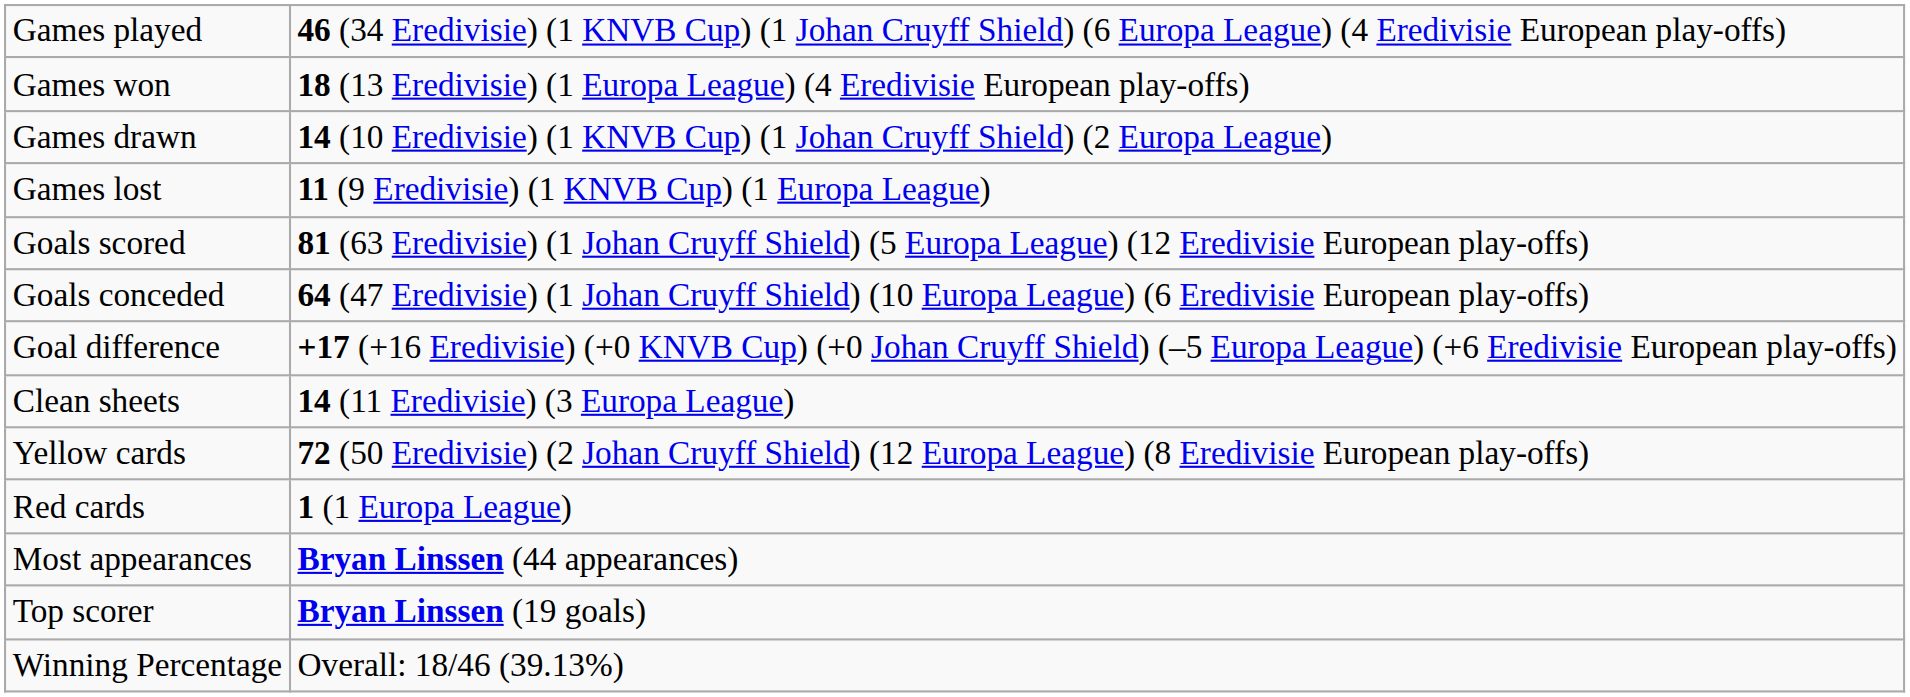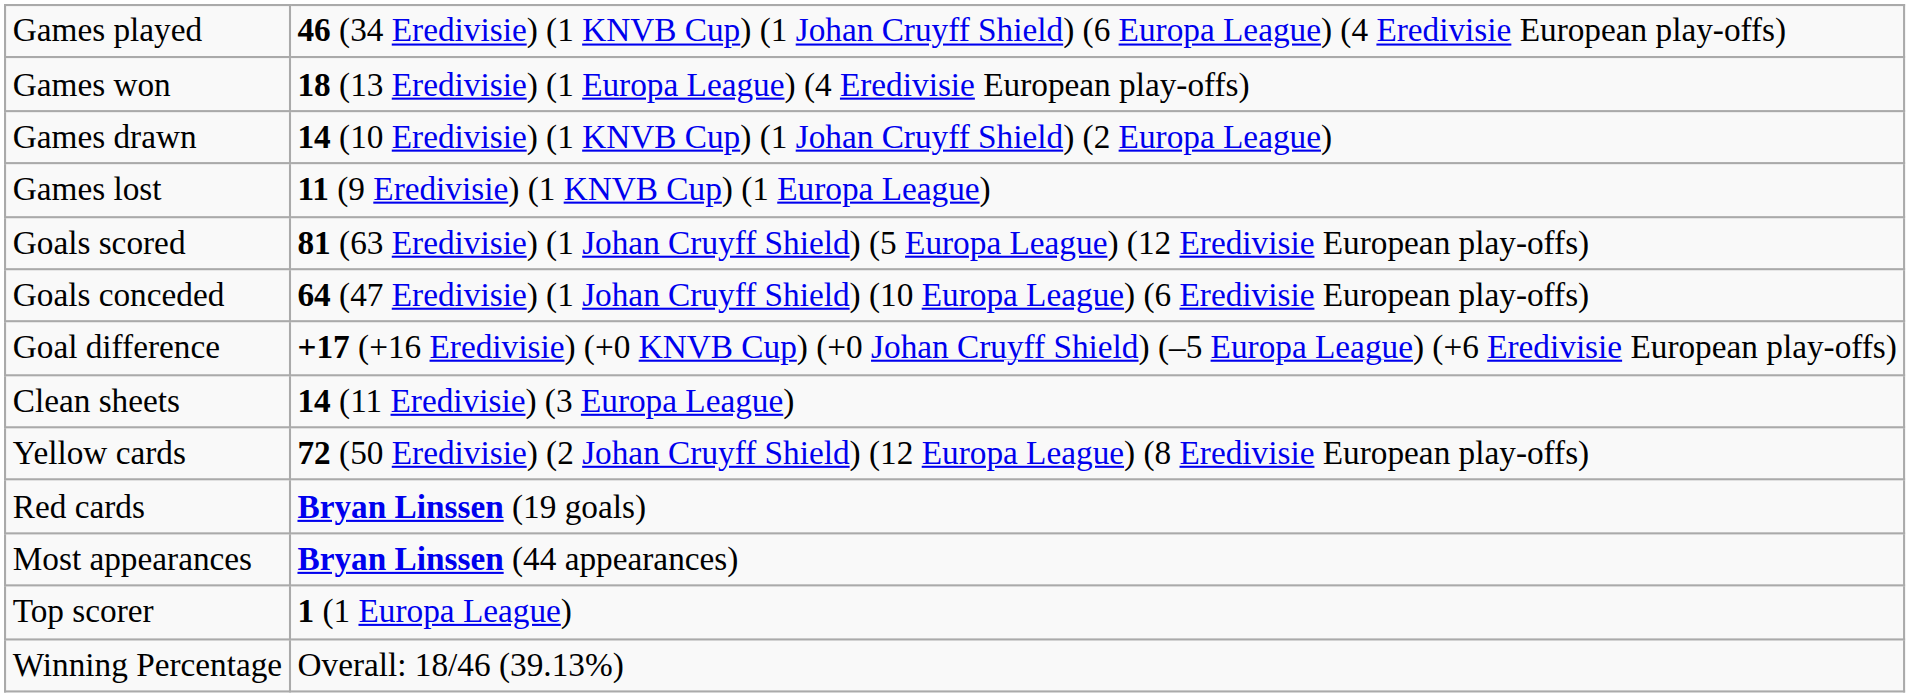(435, 505) 1 (1 Europa League) -> (472, 505) Bryan Linssen (19 goals)
(472, 611) Bryan Linssen (19 goals) -> (435, 611) 1 (1 Europa League)
